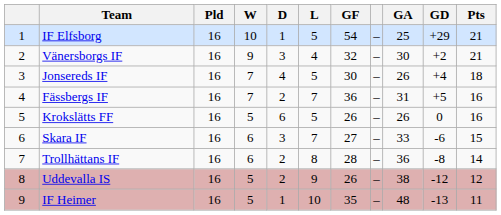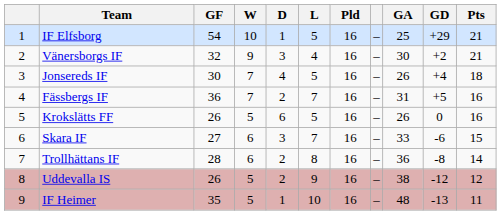columns swapped: (214, 14) <-> (350, 14)
